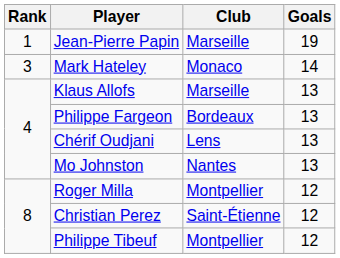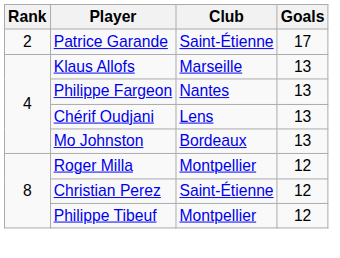- row: (116, 41)
+ row: (111, 41)
- row: (100, 66)
(220, 116) Bordeaux -> (204, 91) Nantes
(211, 166) Nantes -> (213, 141) Bordeaux
